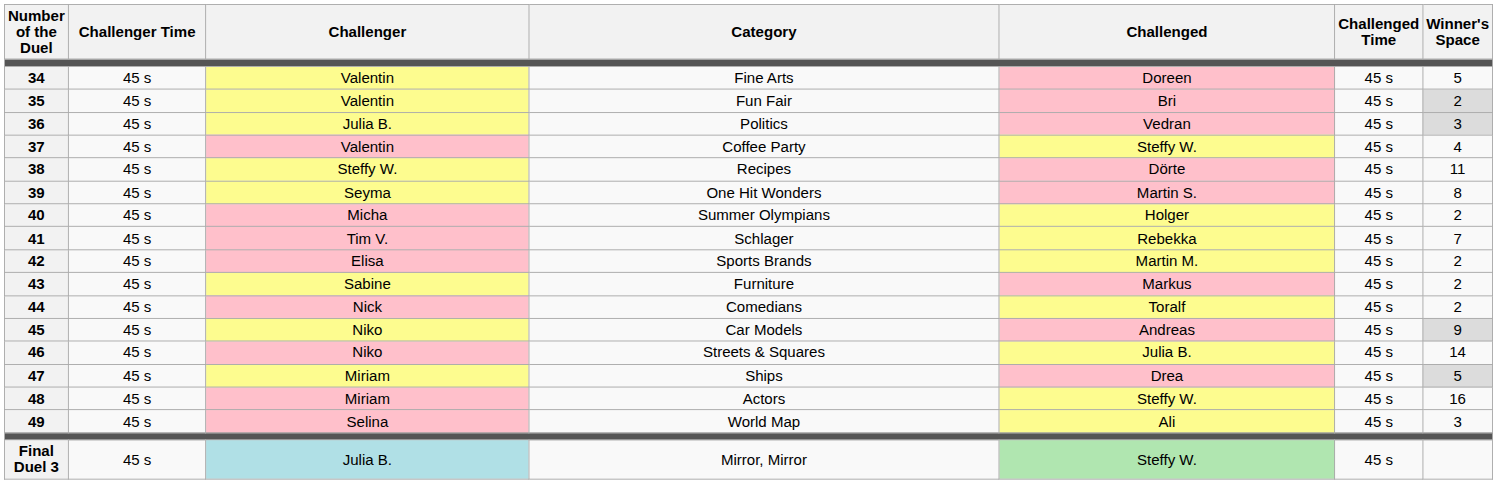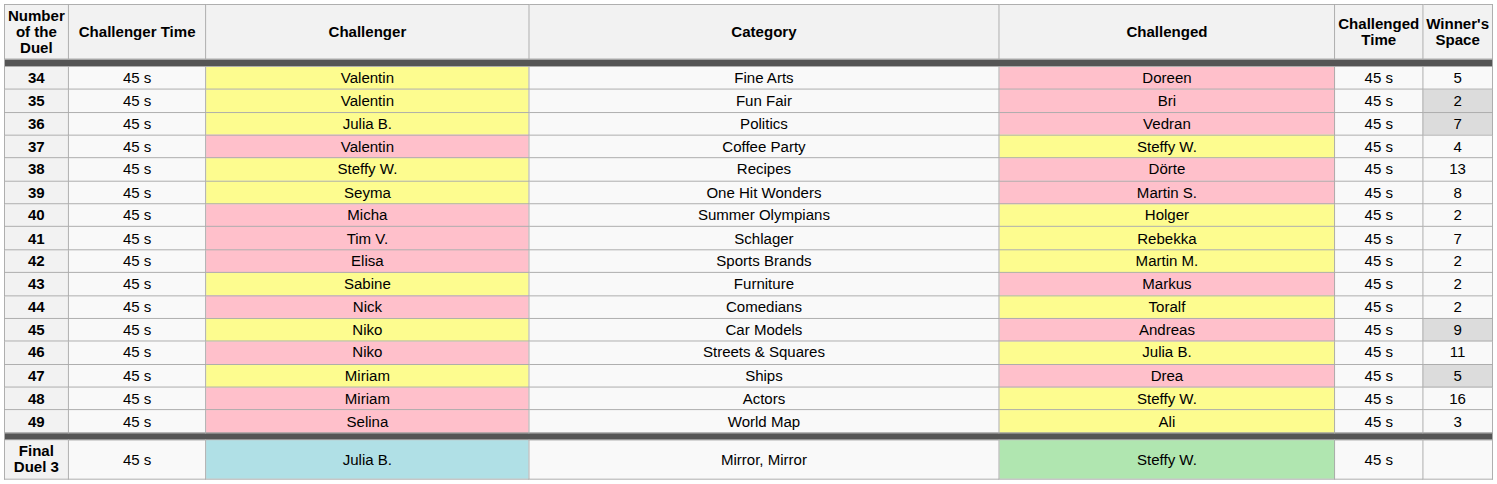(1458, 124) 3 -> (1458, 124) 7
(1458, 169) 11 -> (1458, 169) 13
(1458, 353) 14 -> (1458, 353) 11
